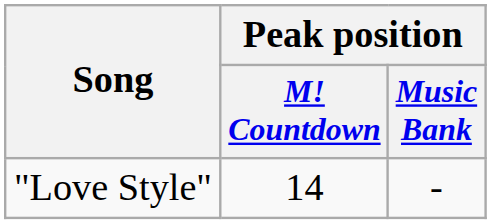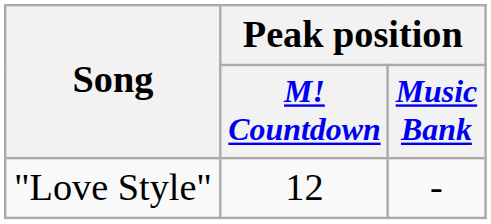(304, 187) 14 -> (304, 187) 12
